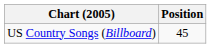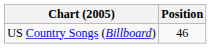(182, 33) 45 -> (182, 33) 46
